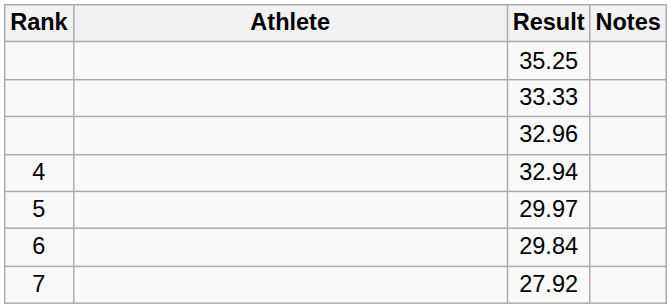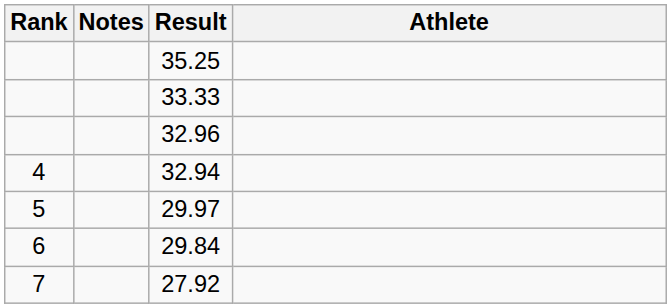columns swapped: (290, 23) <-> (628, 23)
